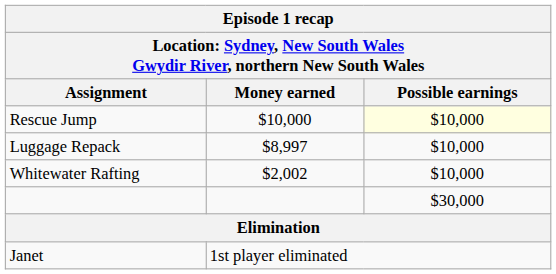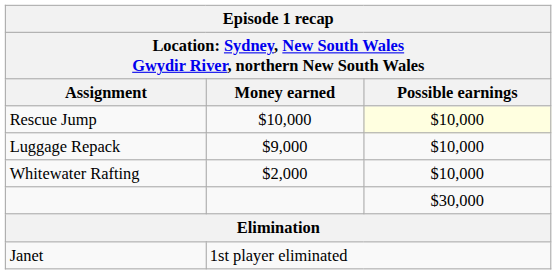(285, 146) $8,997 -> (285, 146) $9,000
(285, 173) $2,002 -> (285, 173) $2,000
